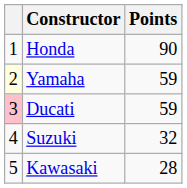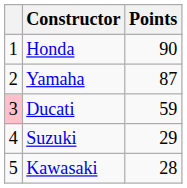(13, 79) lightyellow background -> (13, 79) no background
(168, 79) 59 -> (168, 79) 87
(168, 138) 32 -> (168, 138) 29
